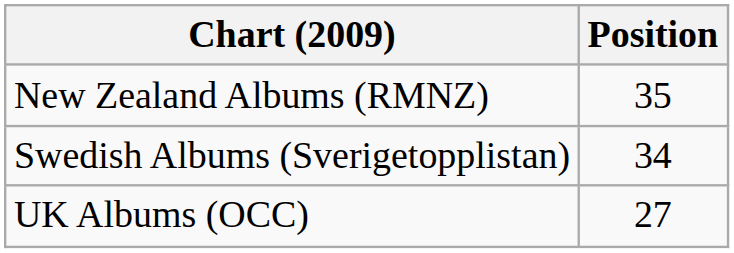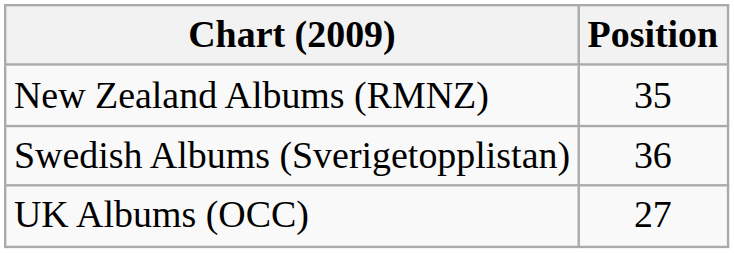(653, 154) 34 -> (653, 154) 36
